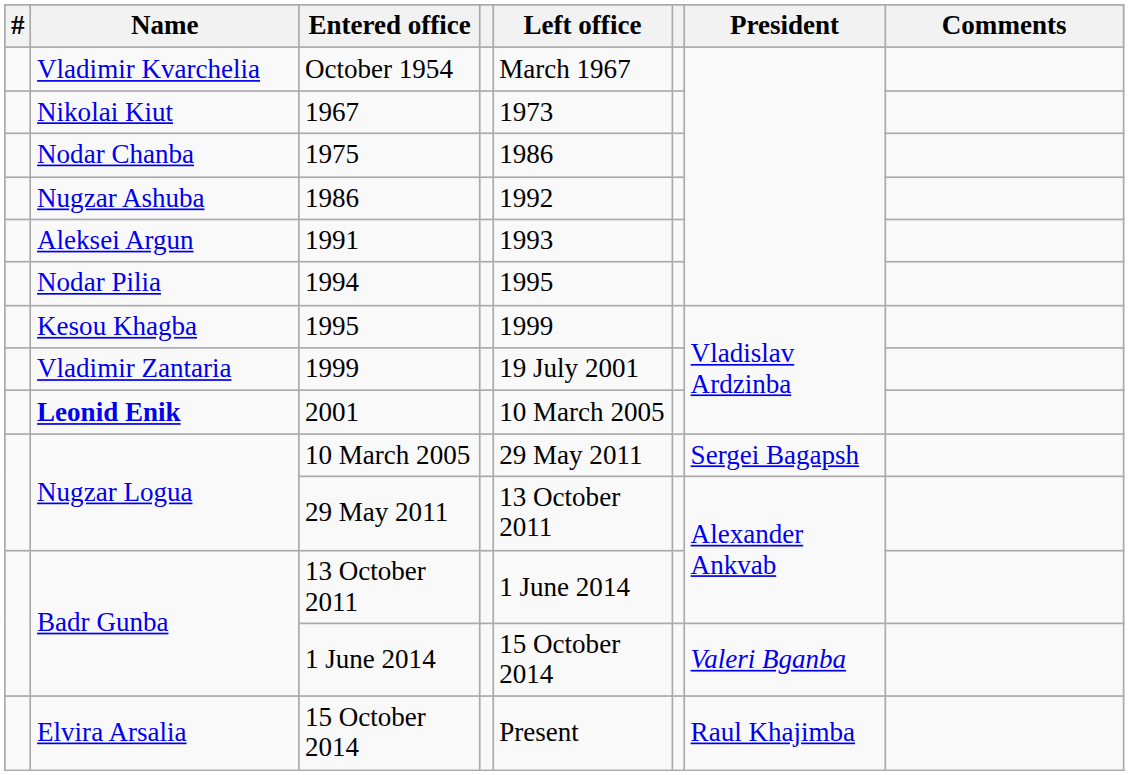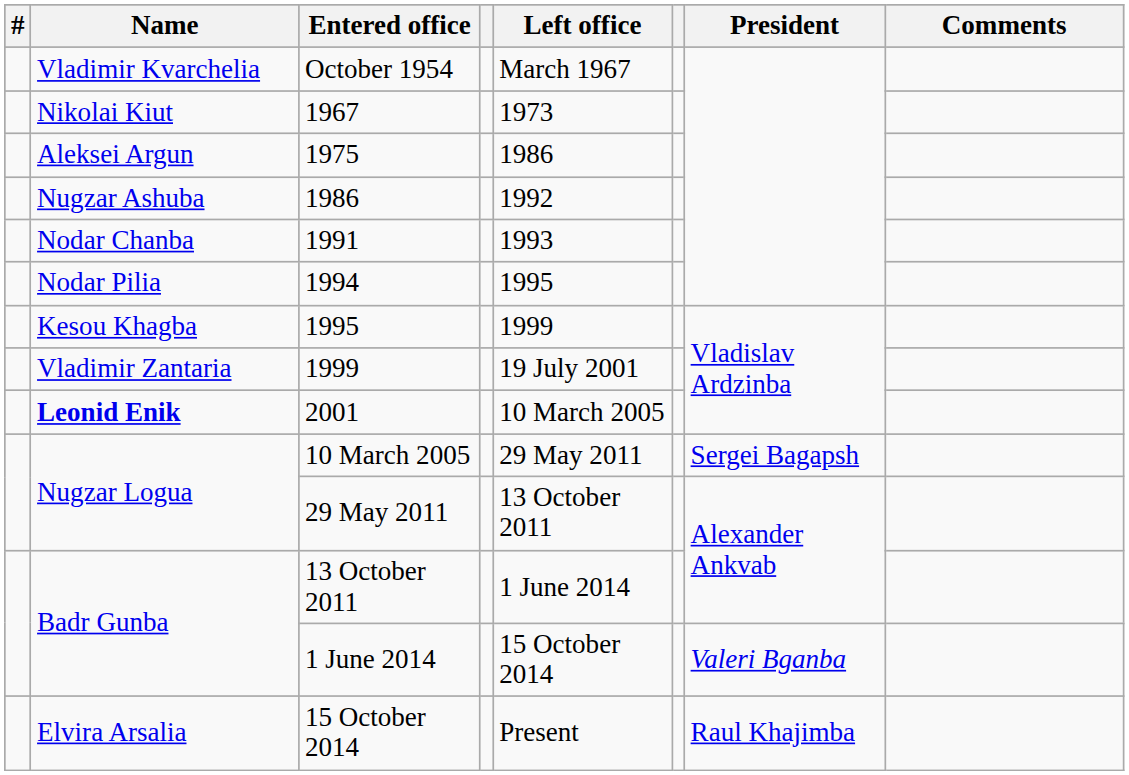(116, 154) Nodar Chanba -> (115, 154) Aleksei Argun
(115, 240) Aleksei Argun -> (116, 240) Nodar Chanba
